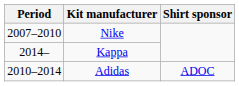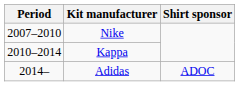(34, 52) 2014– -> (34, 52) 2010–2014
(34, 71) 2010–2014 -> (34, 71) 2014–
